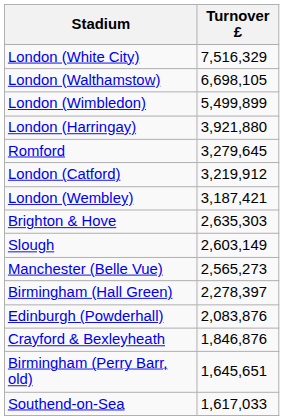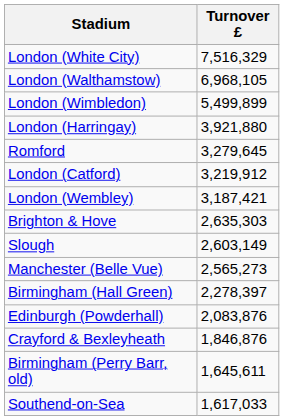(234, 80) 6,698,105 -> (234, 80) 6,968,105
(234, 371) 1,645,651 -> (233, 371) 1,645,611
